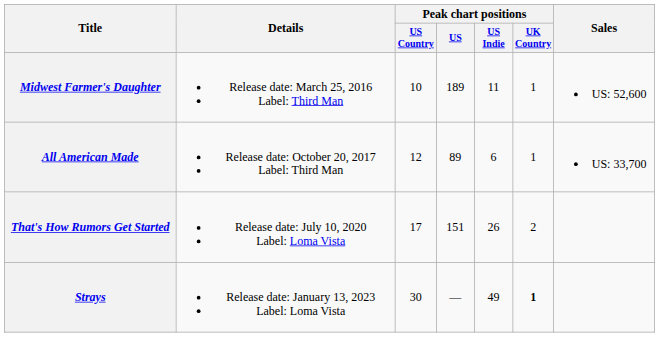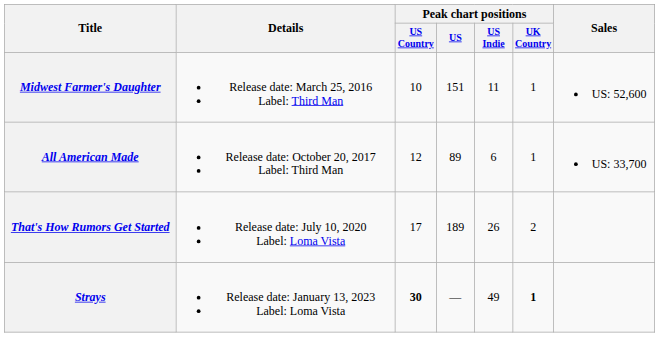(455, 87) 189 -> (455, 87) 151
(455, 227) 151 -> (455, 227) 189
(416, 297) normal -> (416, 297) bold
